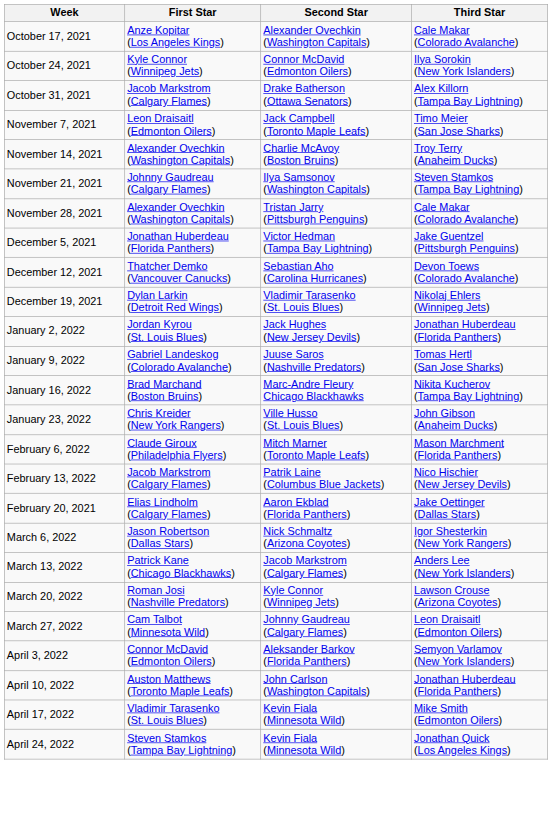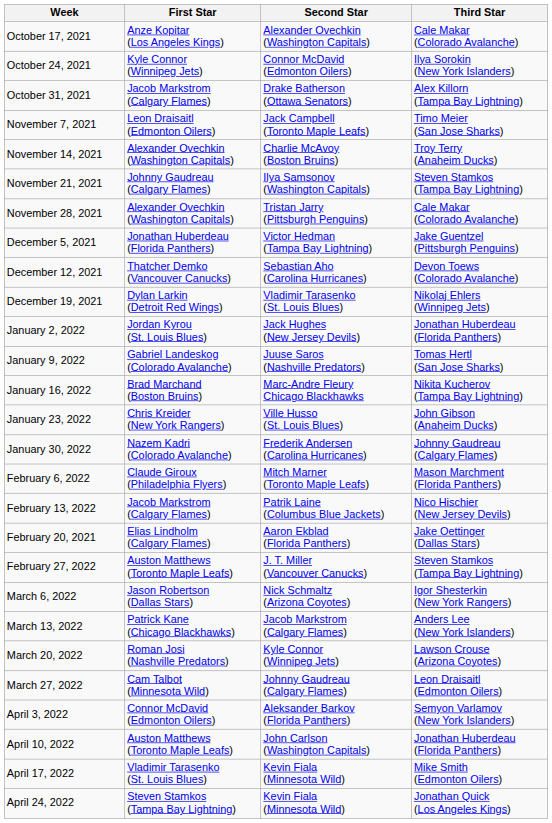+ row: (49, 449)
+ row: (51, 567)
